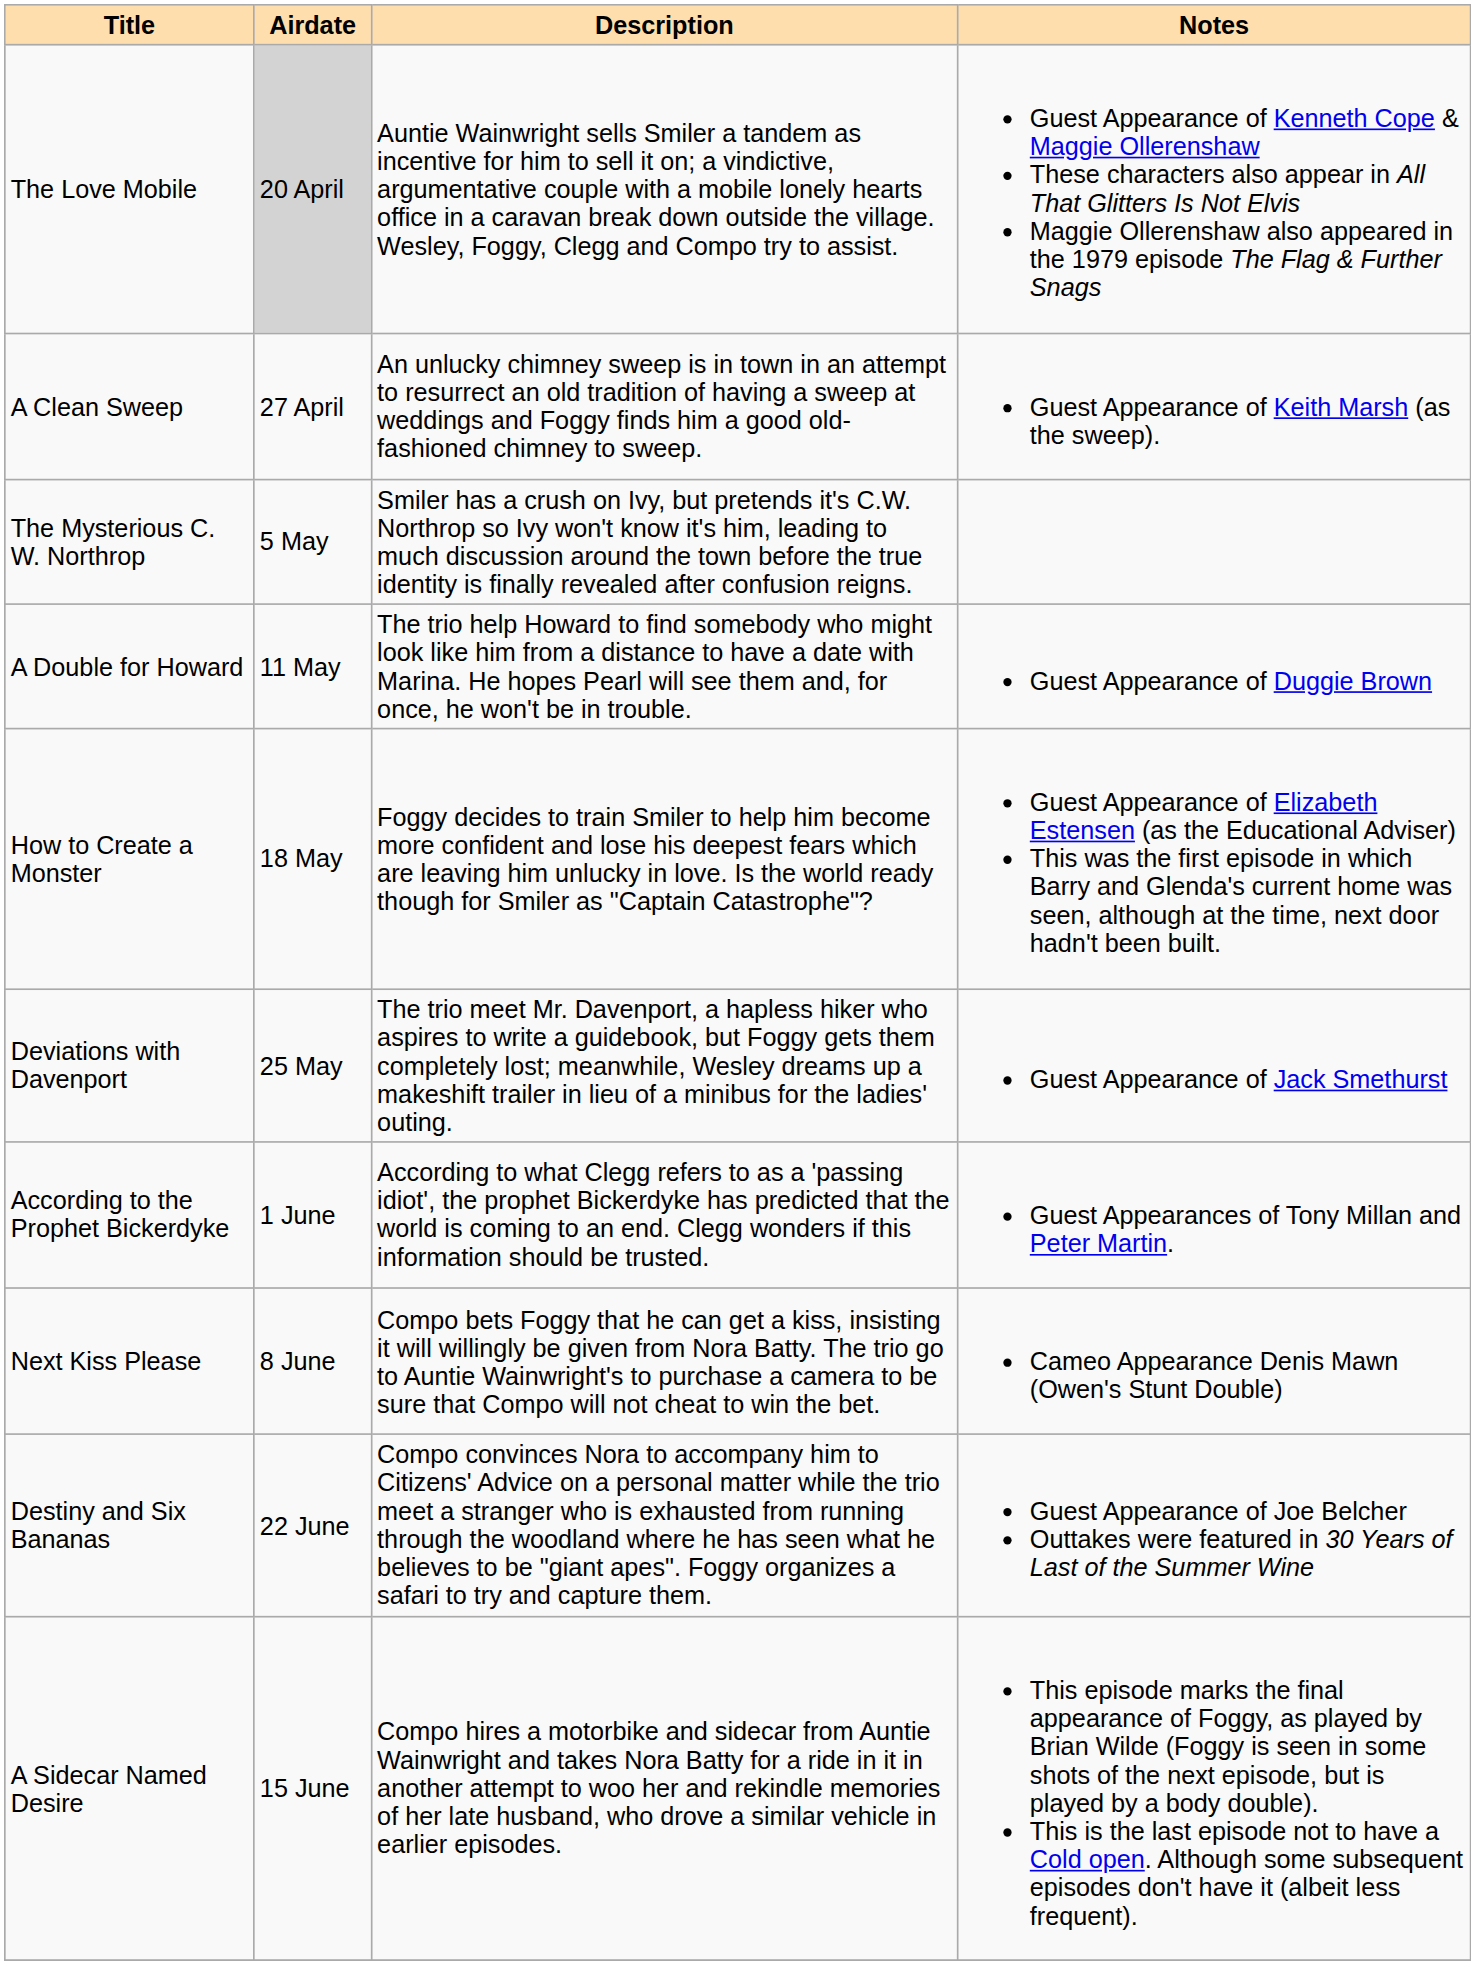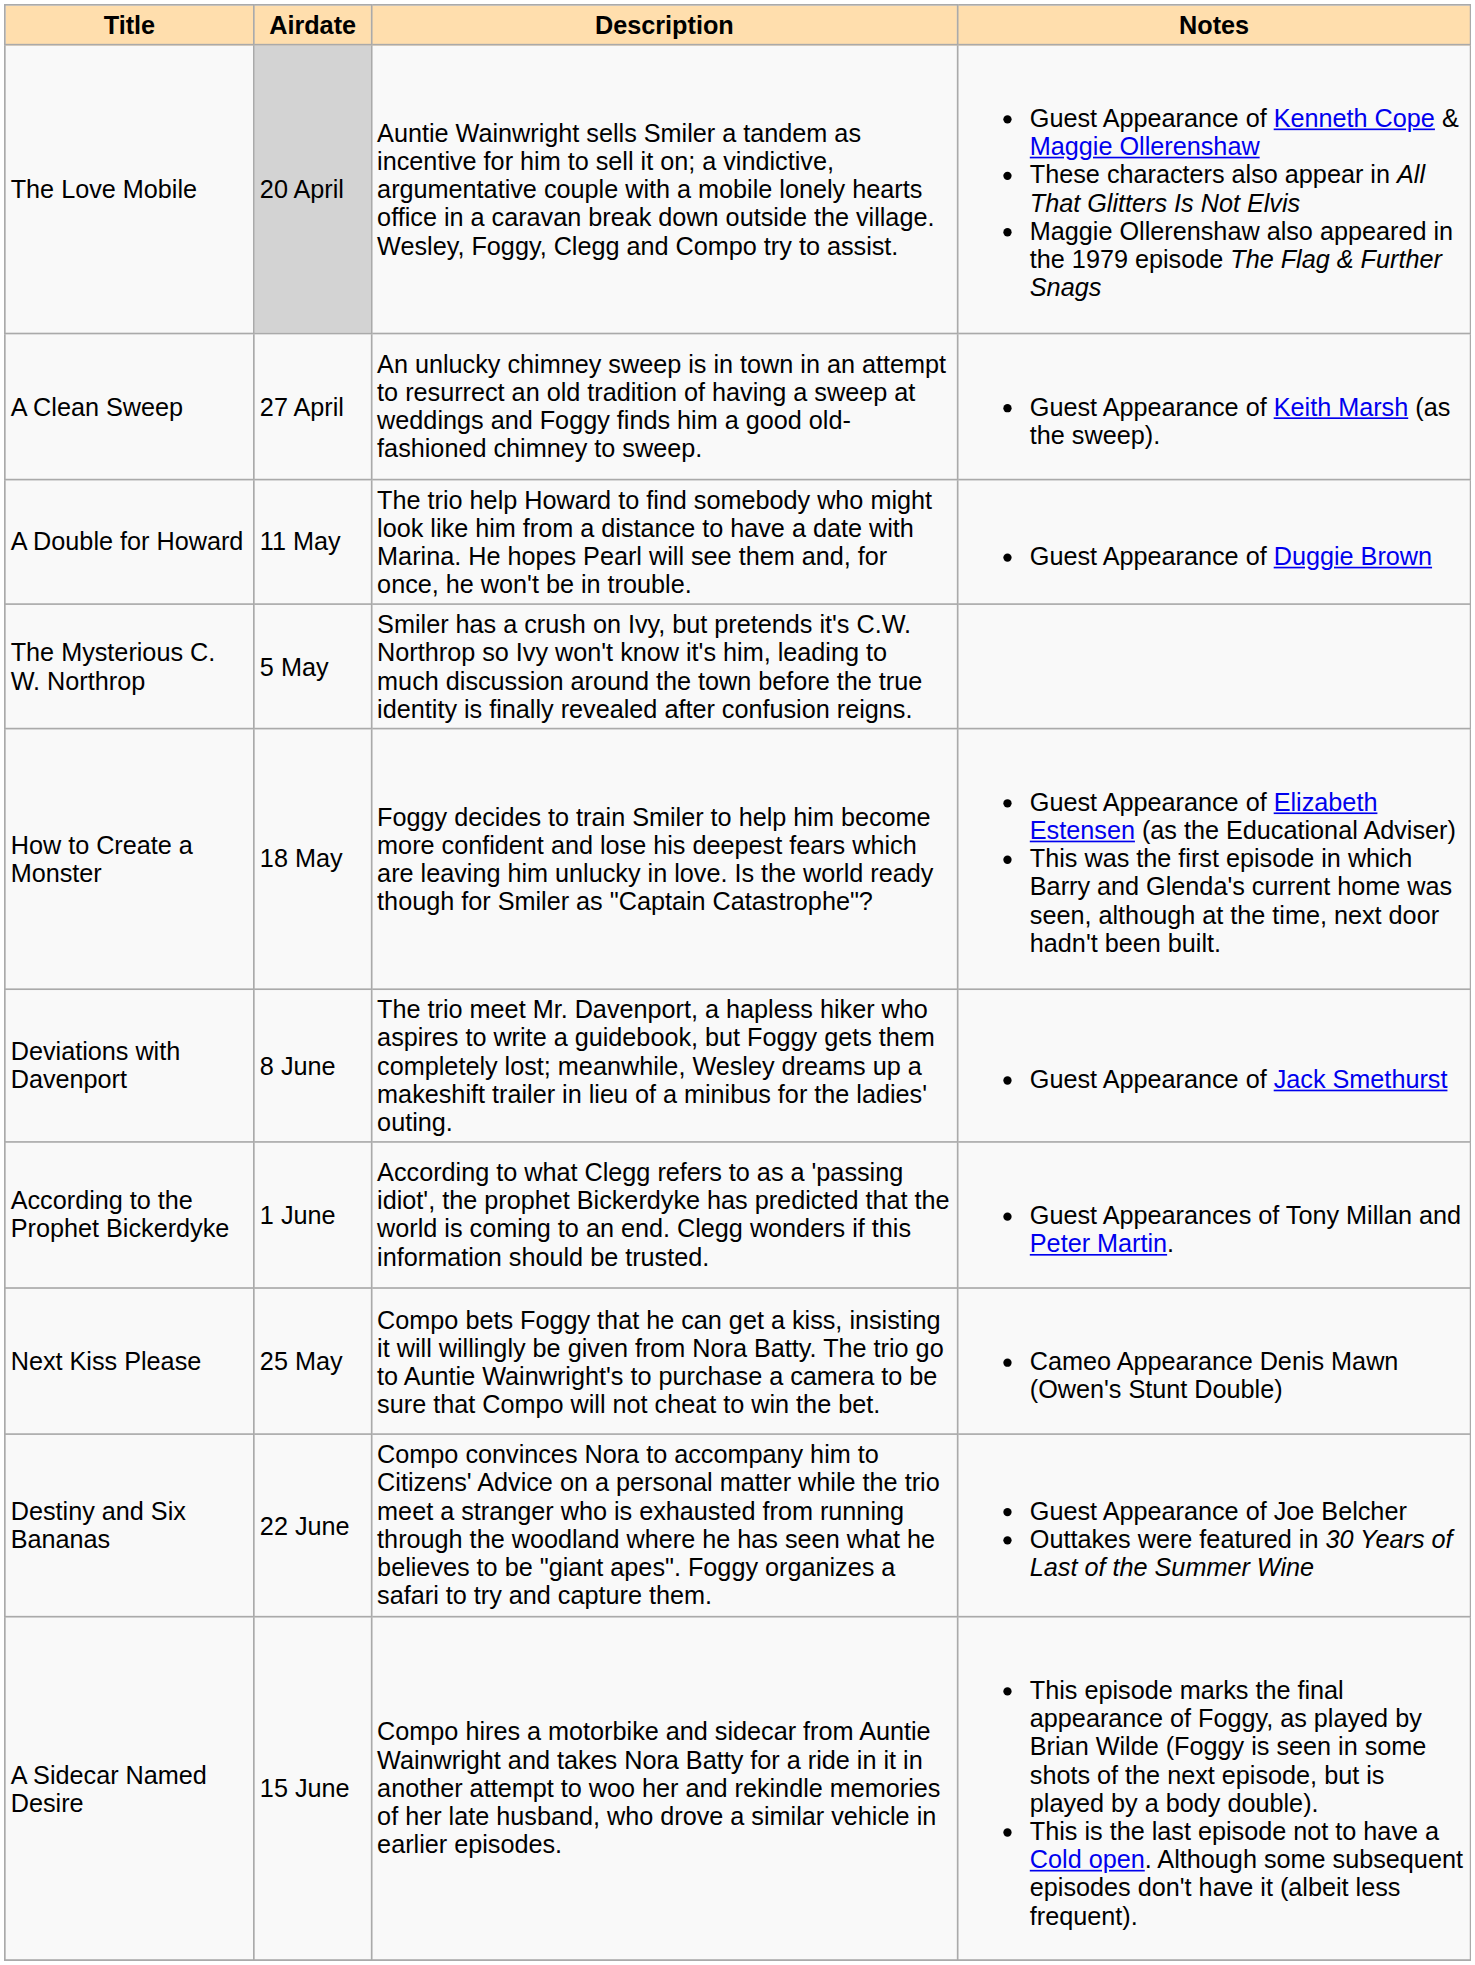rows swapped: (113, 542) <-> (127, 667)
(301, 1065) 25 May -> (298, 1065) 8 June
(298, 1362) 8 June -> (301, 1362) 25 May
